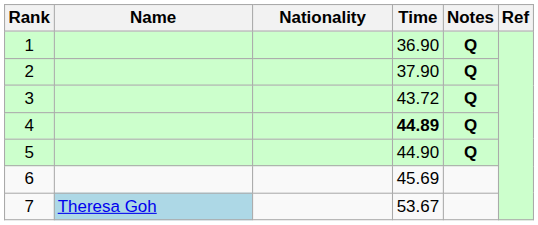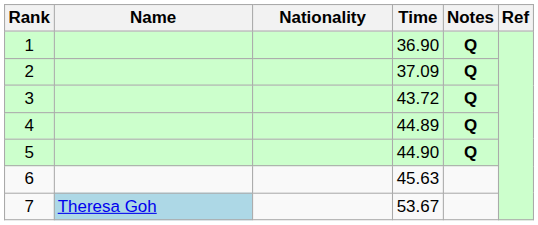(418, 71) 37.90 -> (418, 71) 37.09
(418, 125) bold -> (418, 125) normal
(418, 179) 45.69 -> (418, 179) 45.63
